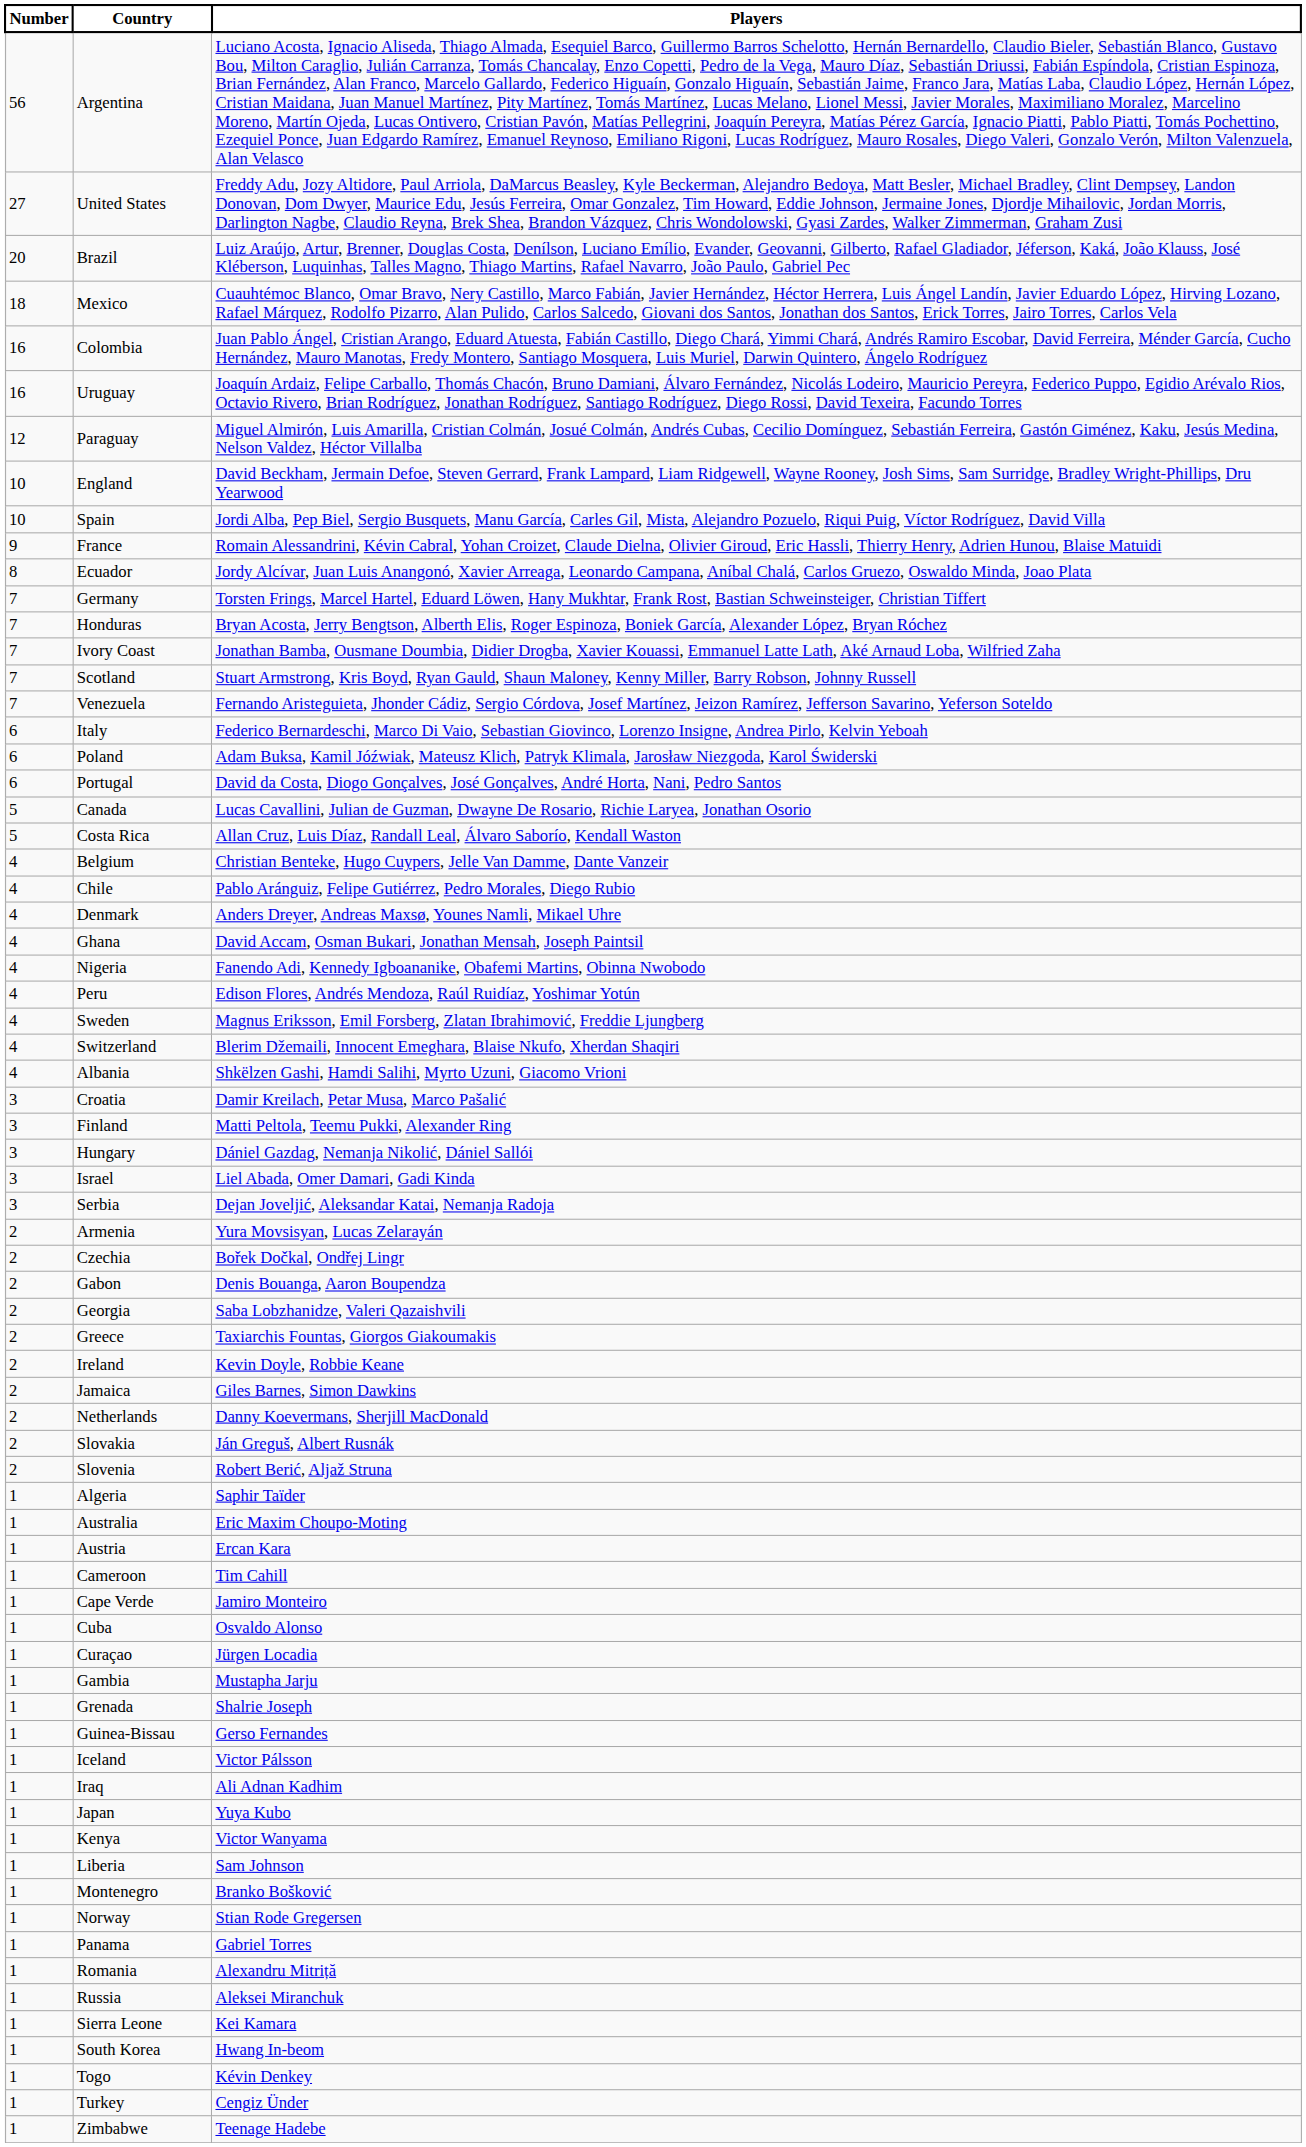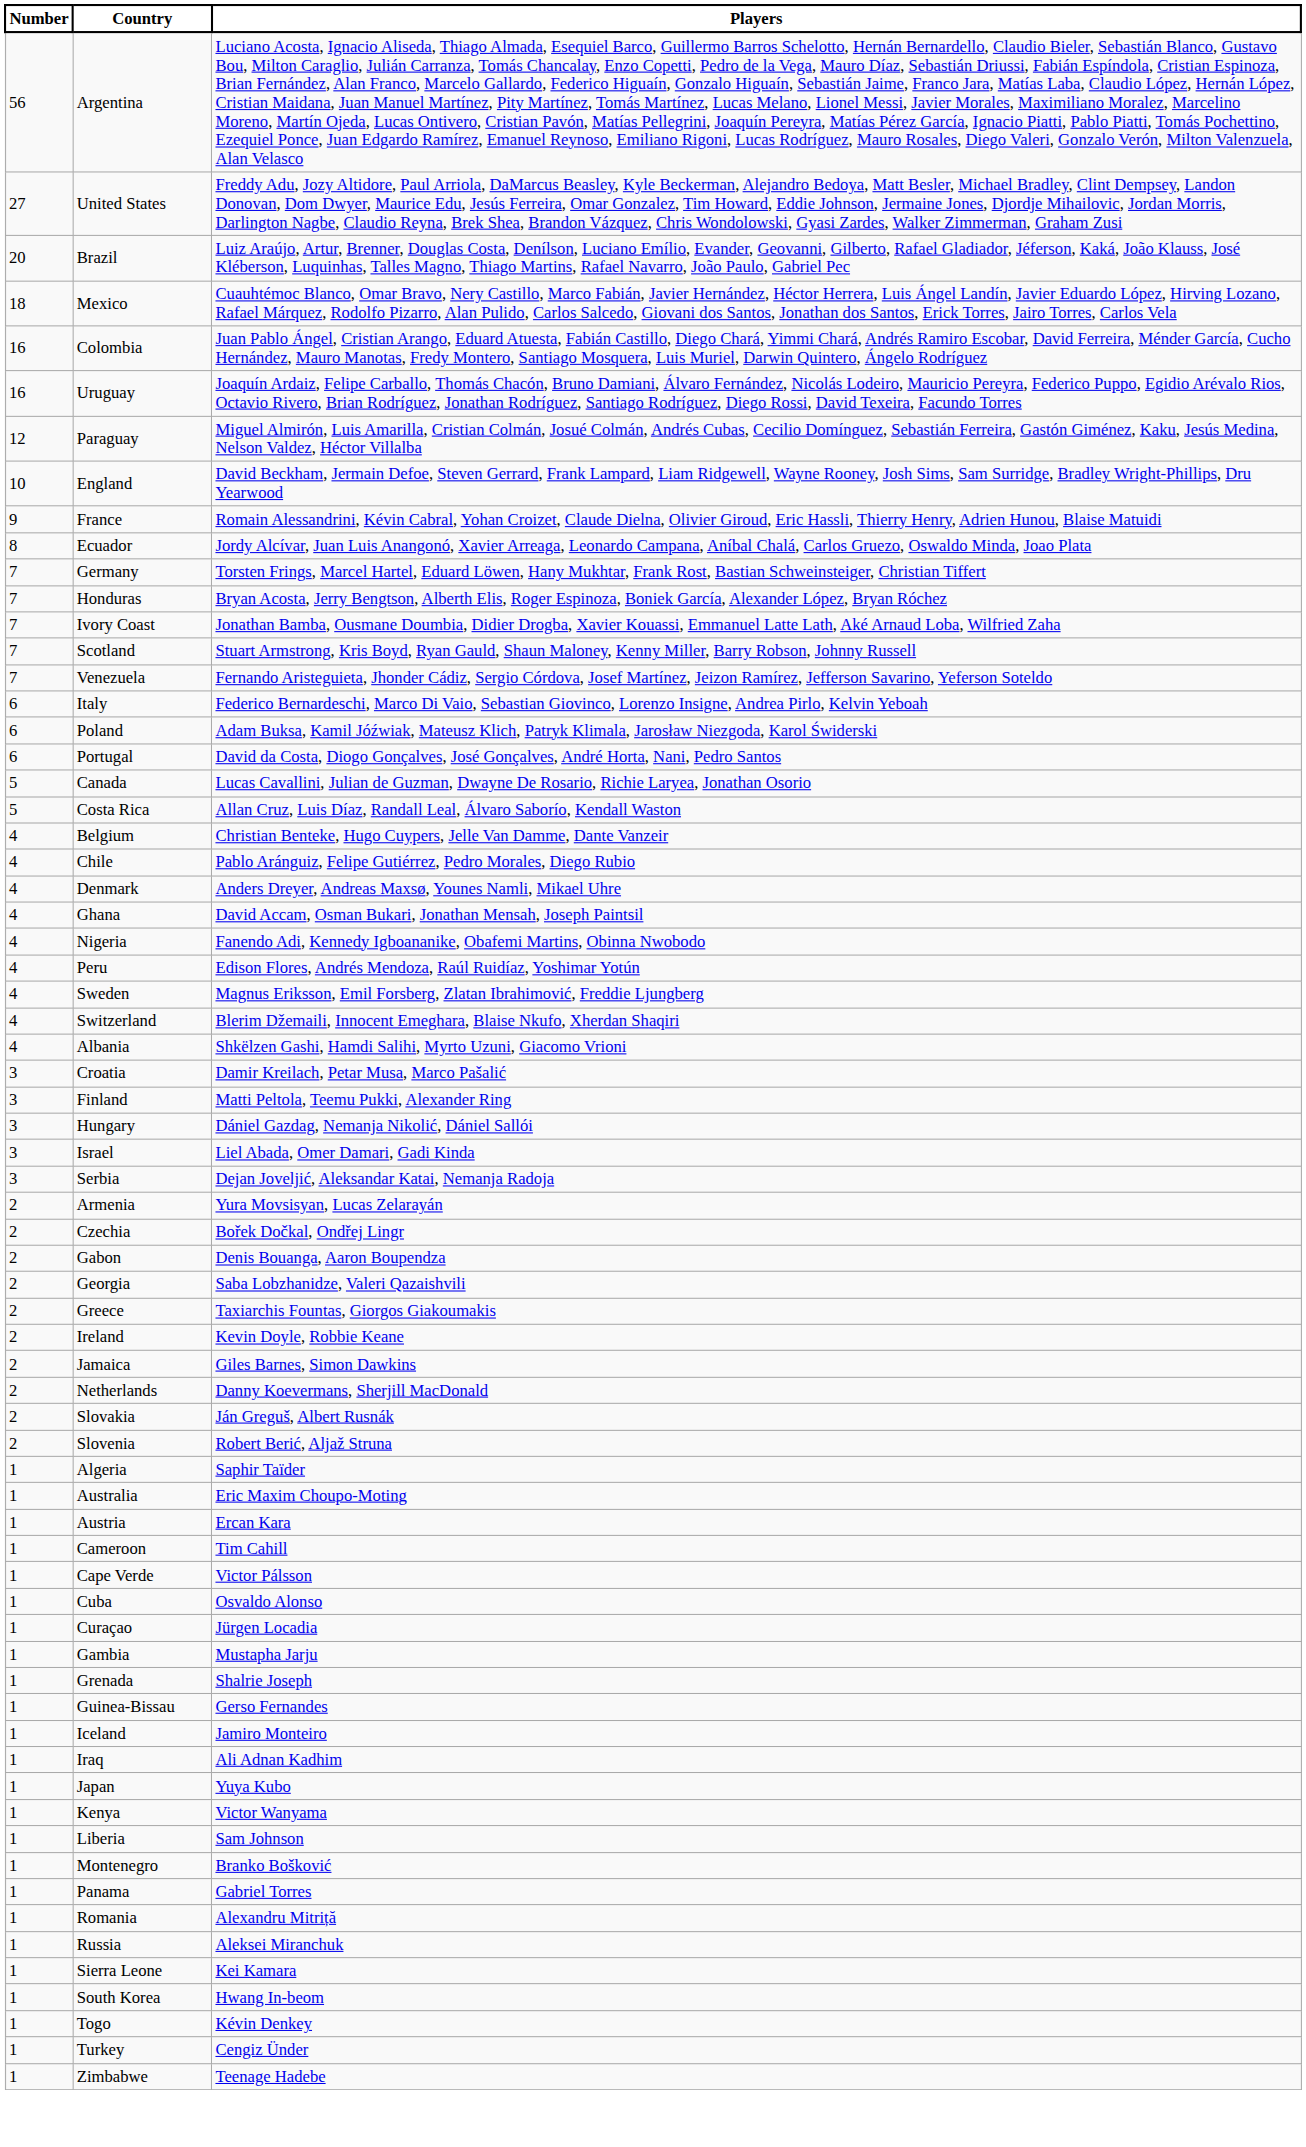- row: (96, 519)
(271, 1601) Jamiro Monteiro -> (264, 1574) Victor Pálsson
(264, 1759) Victor Pálsson -> (271, 1733) Jamiro Monteiro
- row: (104, 1918)
